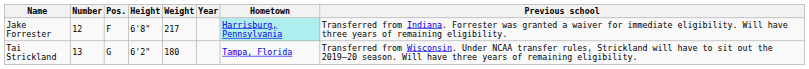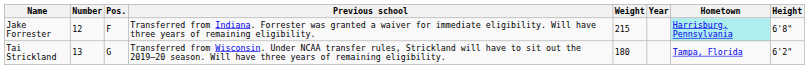columns swapped: (145, 11) <-> (562, 11)
(172, 29) 217 -> (622, 29) 215
